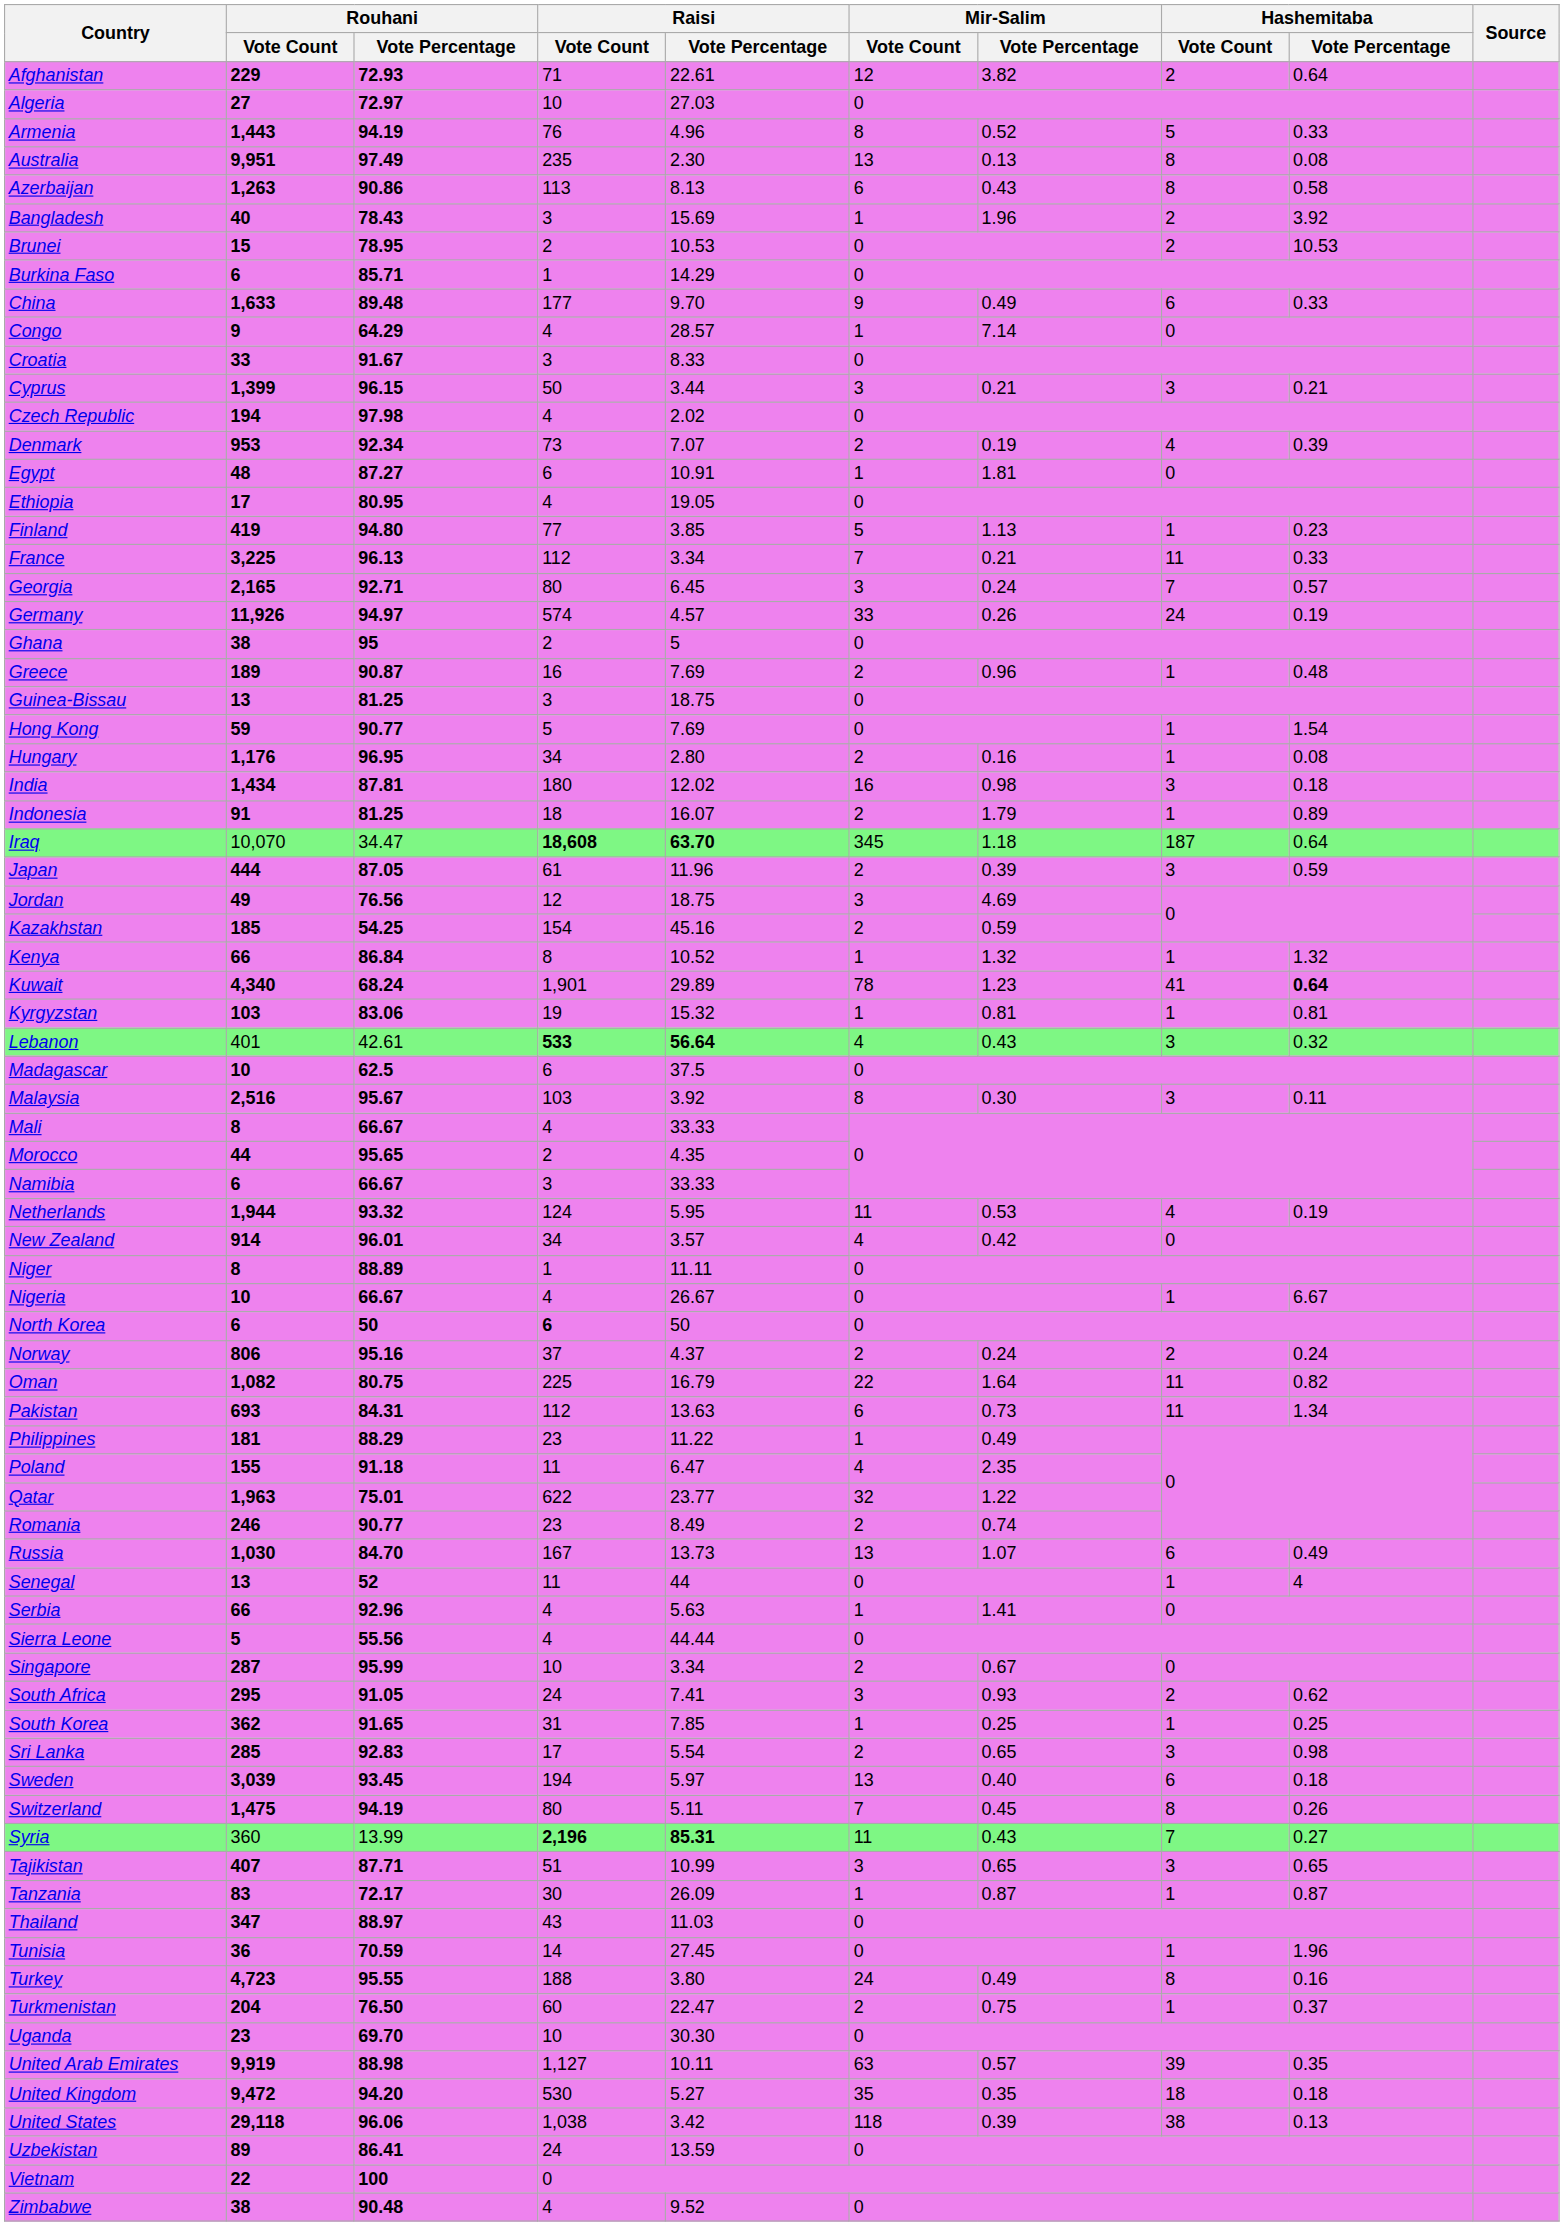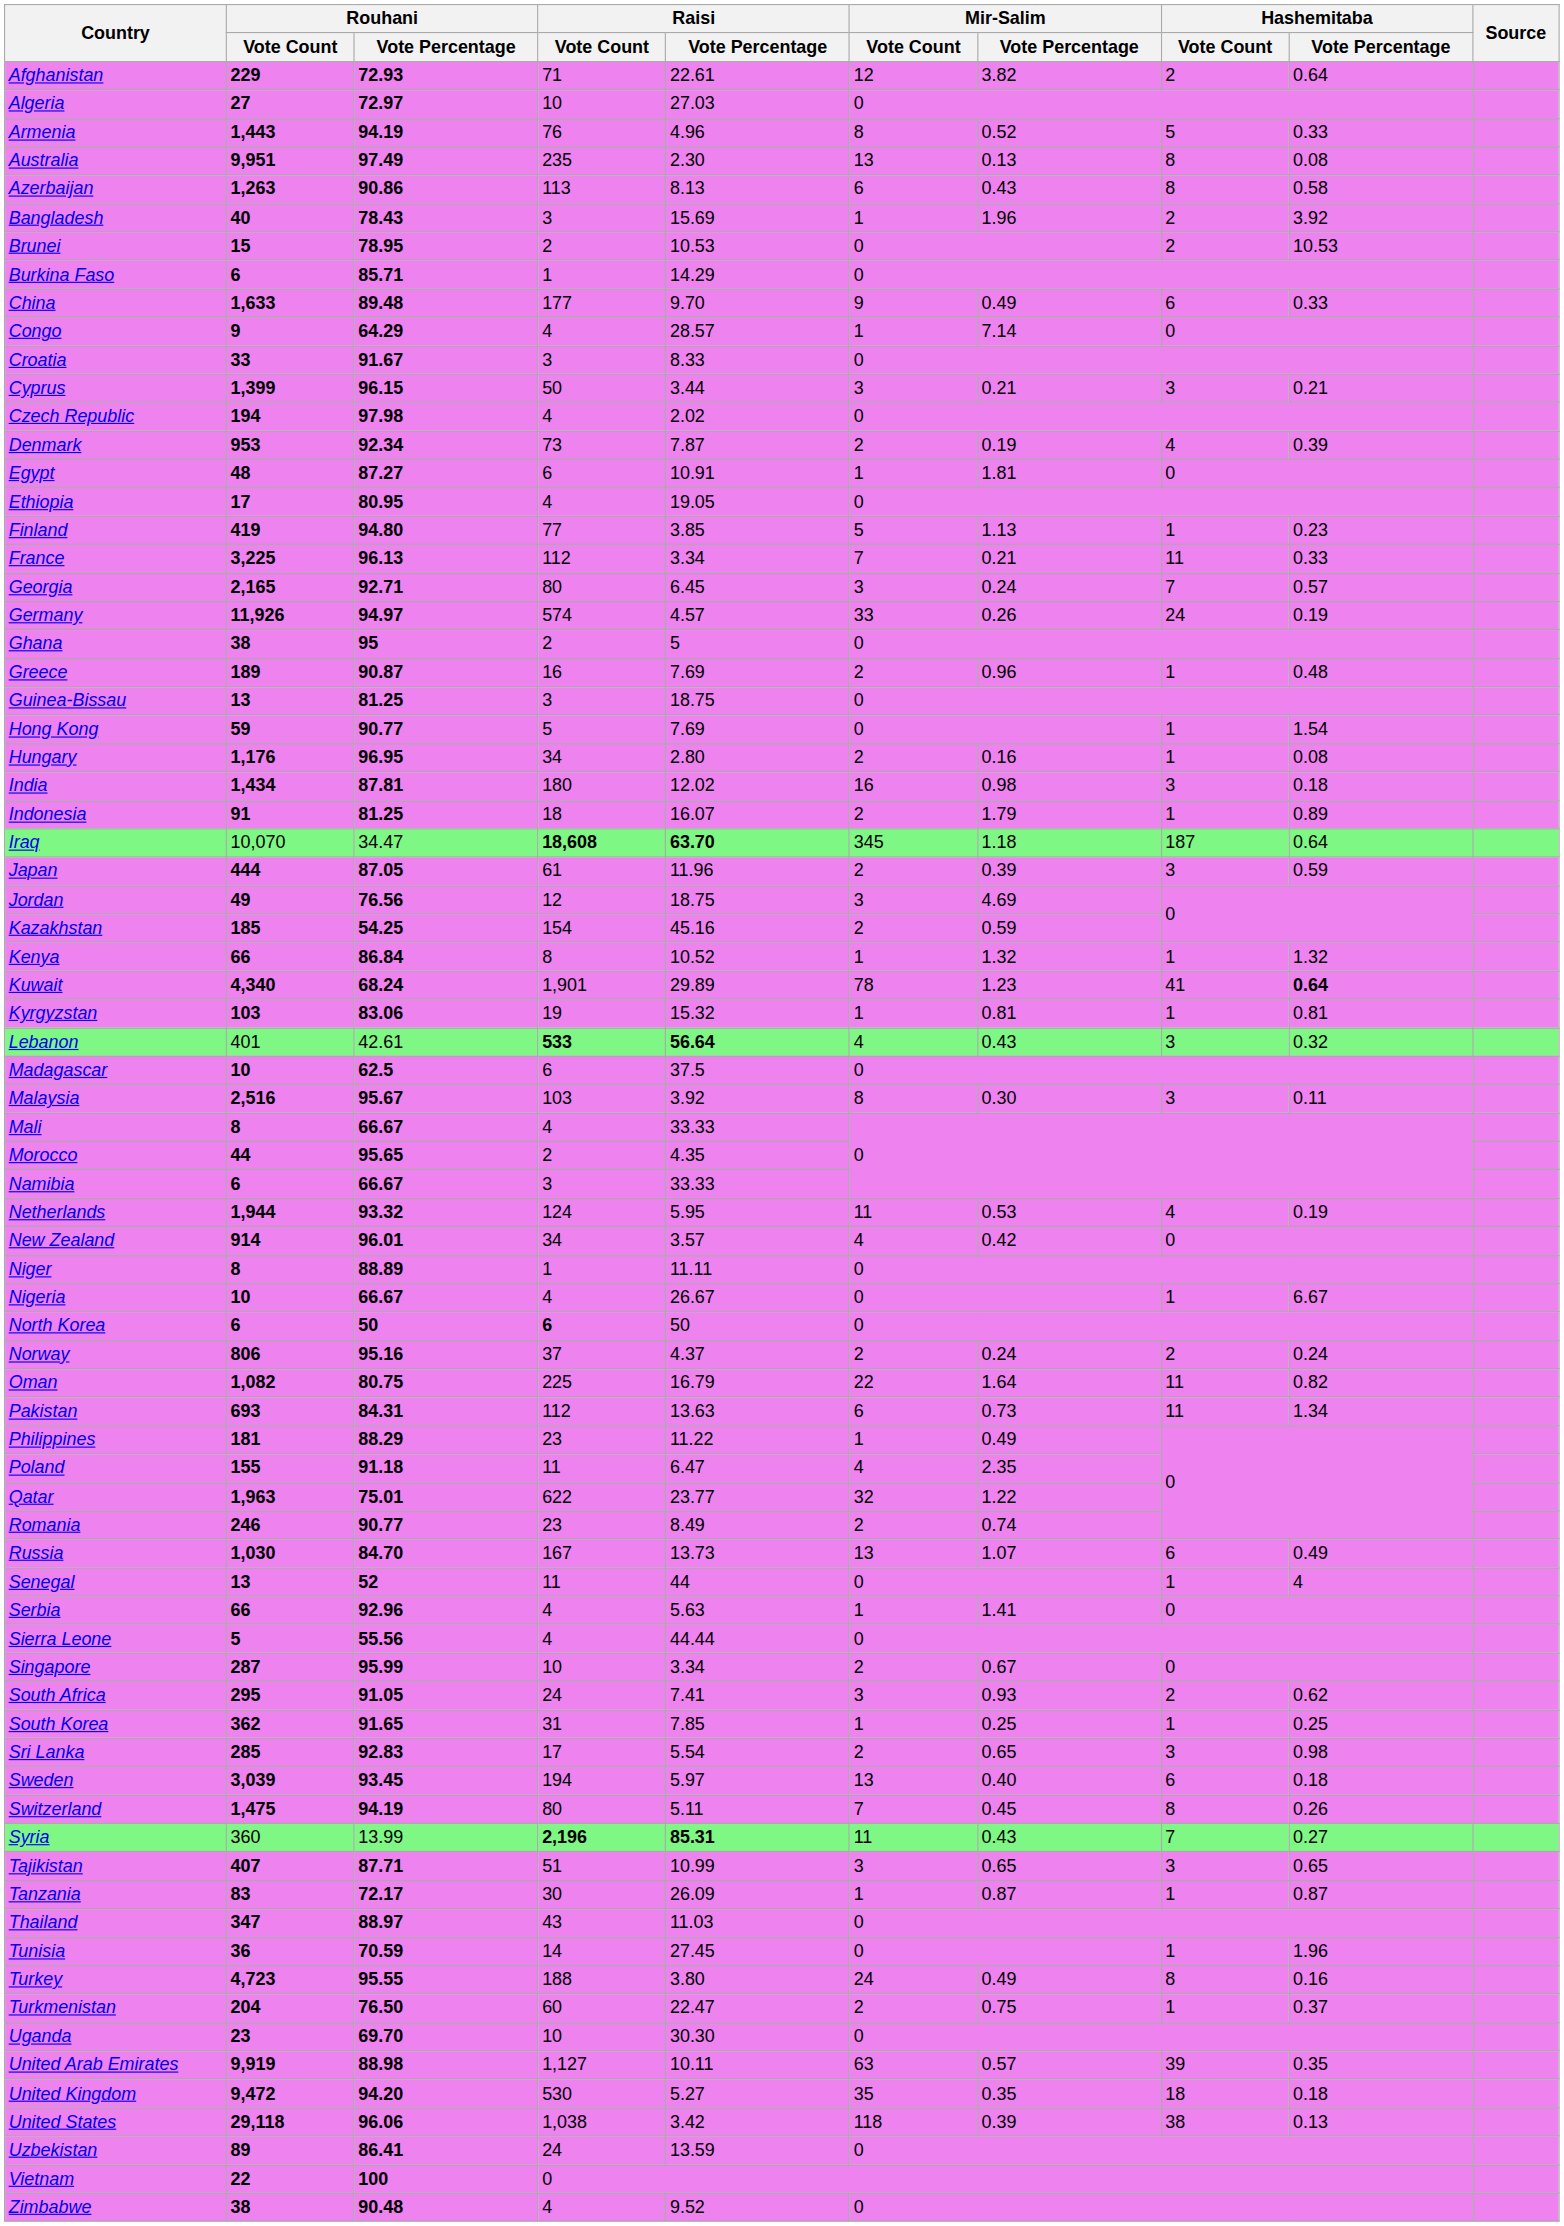(687, 445) 7.07 -> (687, 445) 7.87
